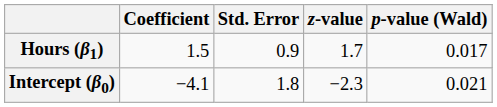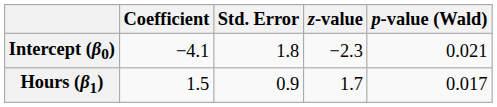rows swapped: (62, 84) <-> (62, 50)
